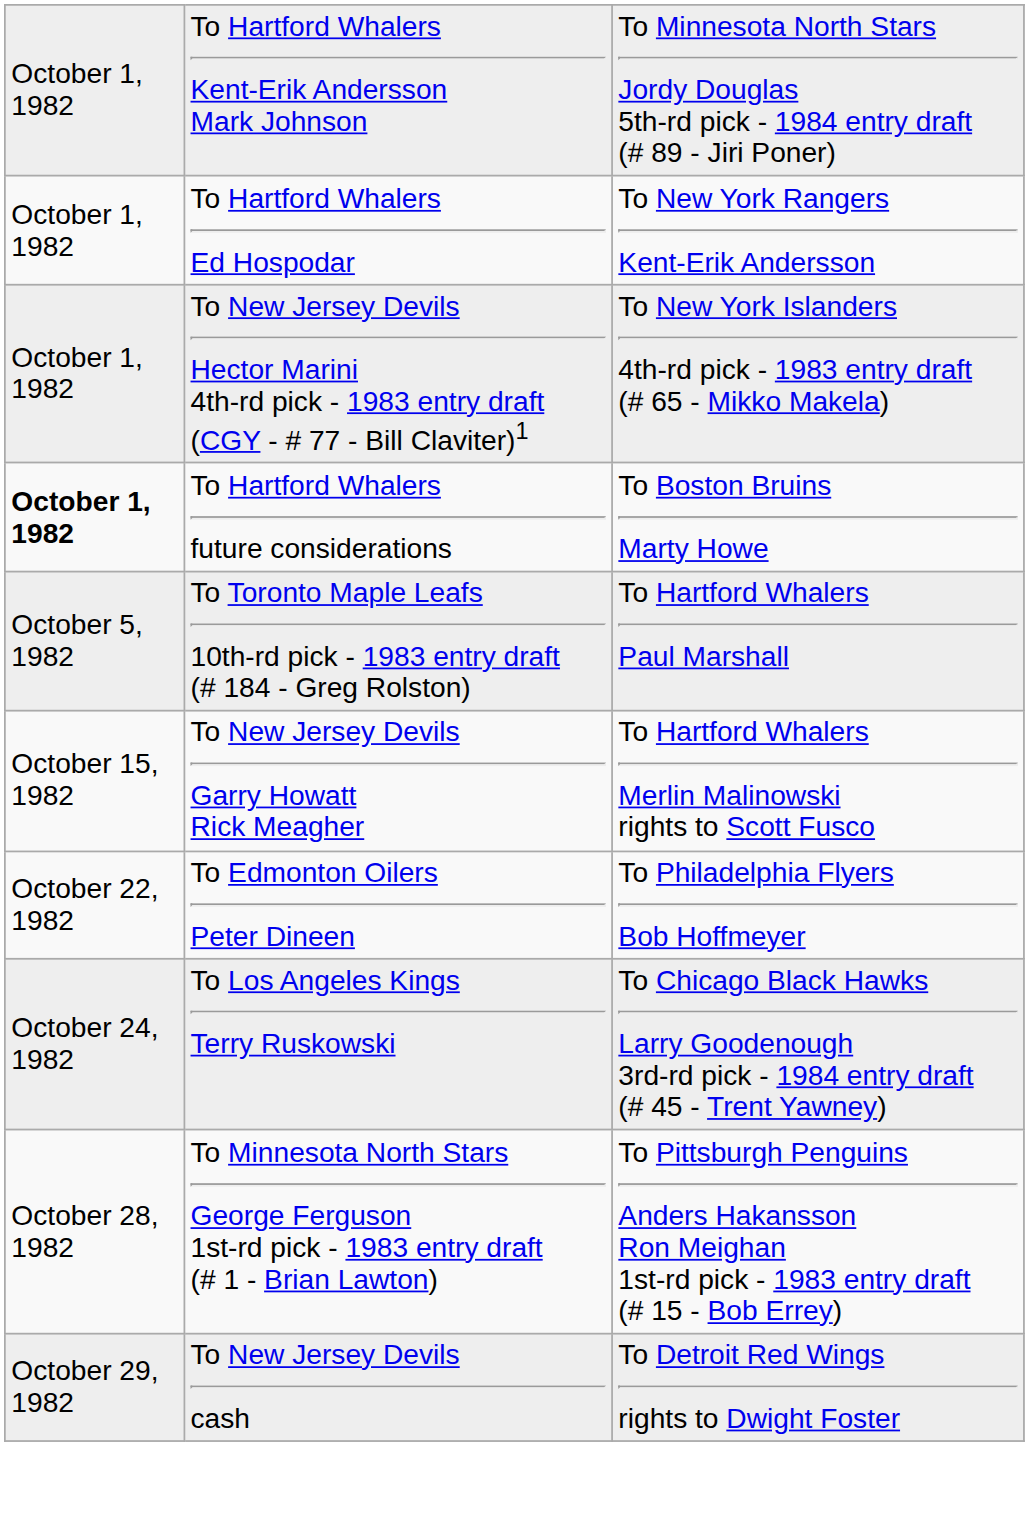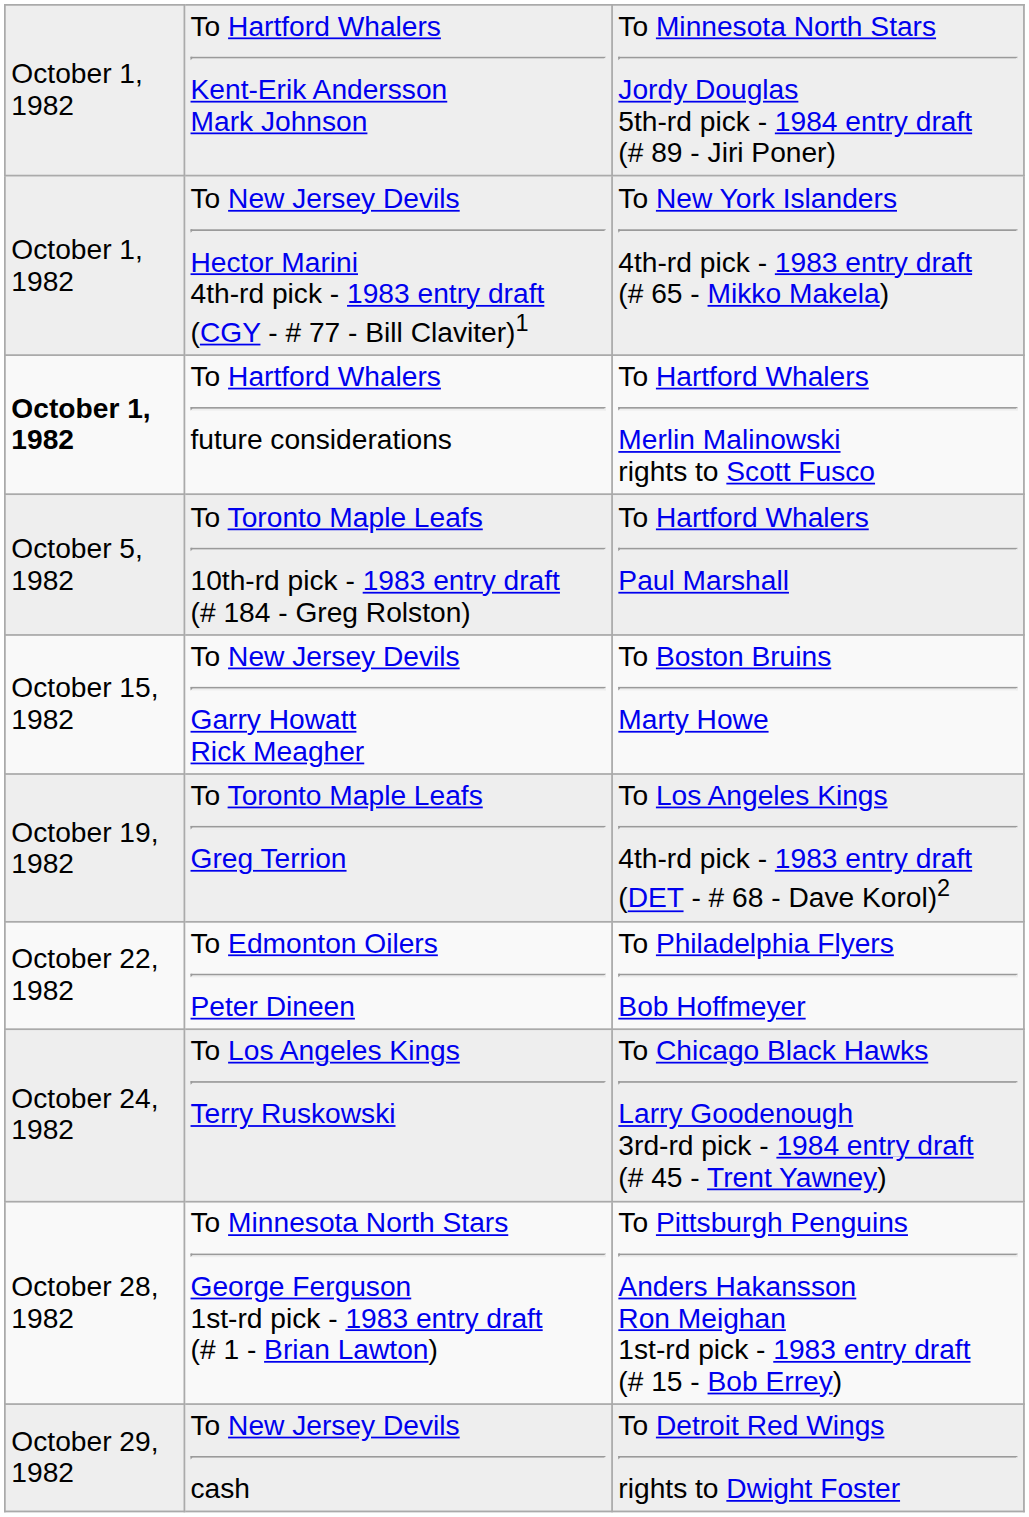- row: (398, 229)
(818, 516) To Boston Bruins Marty Howe -> (818, 424) To Hartford Whalers Merlin Malinowski rights to Scott Fusco
(818, 780) To Hartford Whalers Merlin Malinowski rights to Scott Fusco -> (818, 688) To Boston Bruins Marty Howe
+ row: (398, 827)
